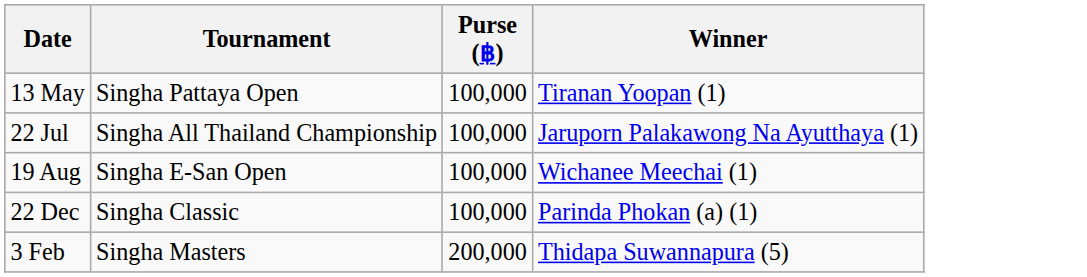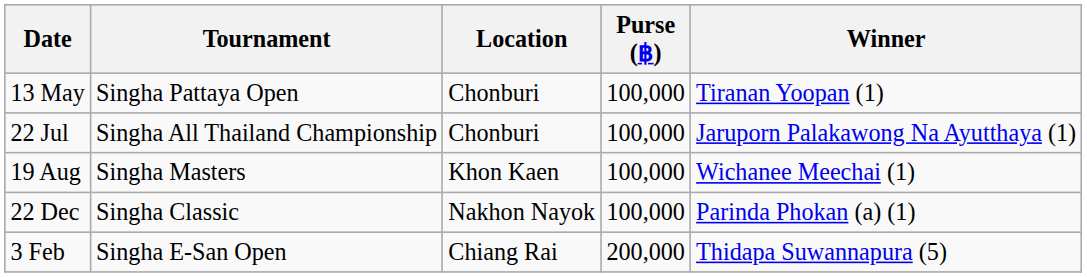+ column: (522, 38)
(191, 172) Singha E-San Open -> (171, 172) Singha Masters
(171, 252) Singha Masters -> (191, 252) Singha E-San Open
